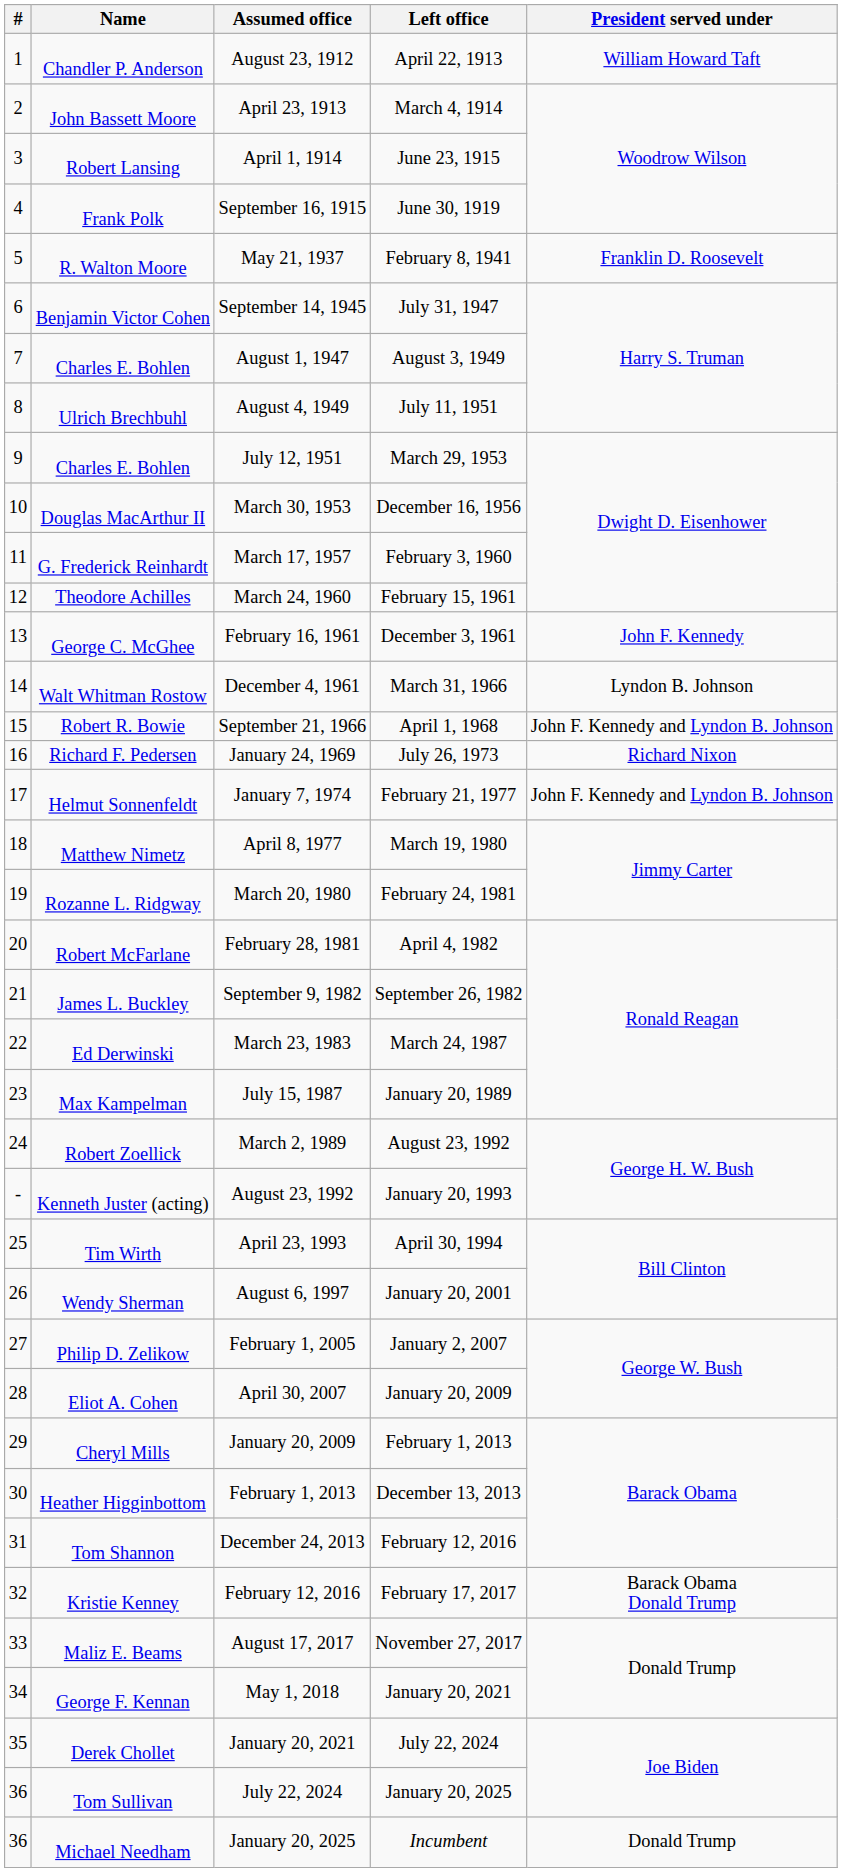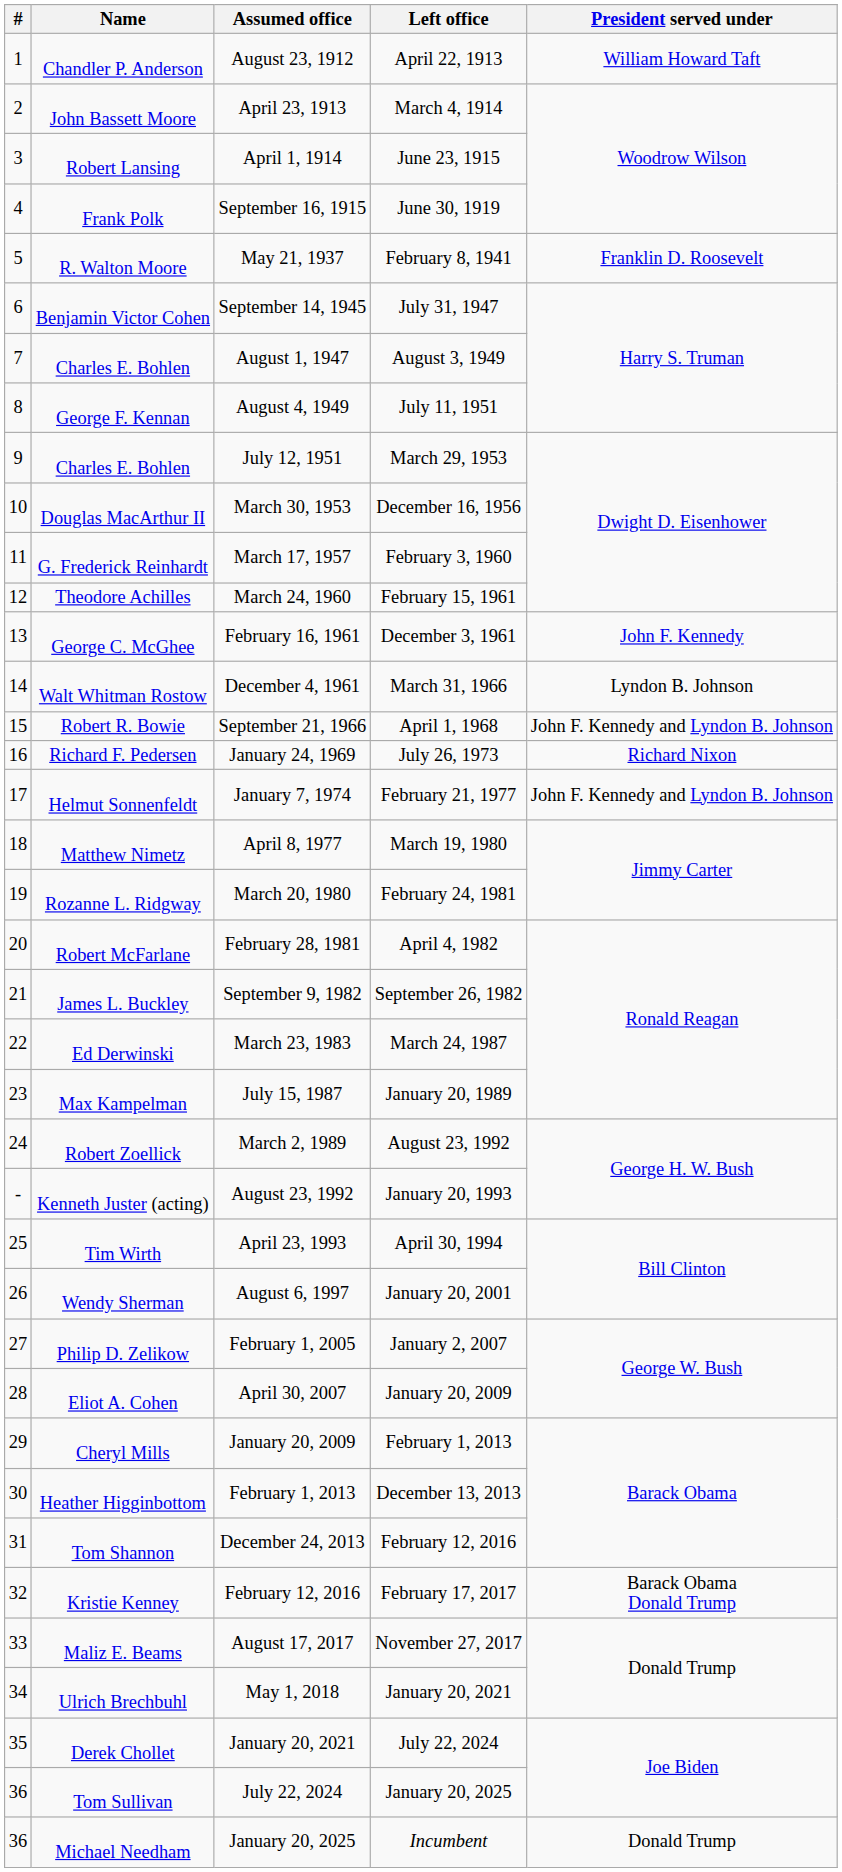(123, 418) Ulrich Brechbuhl -> (123, 418) George F. Kennan
(123, 1702) George F. Kennan -> (123, 1702) Ulrich Brechbuhl
